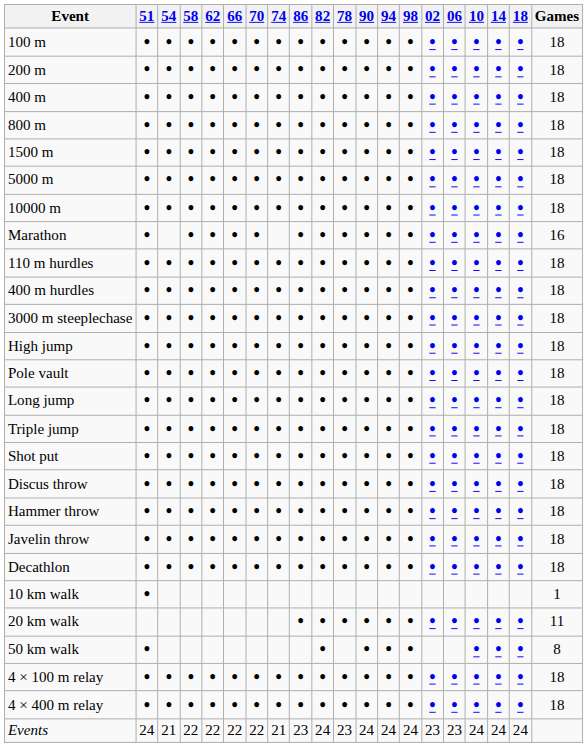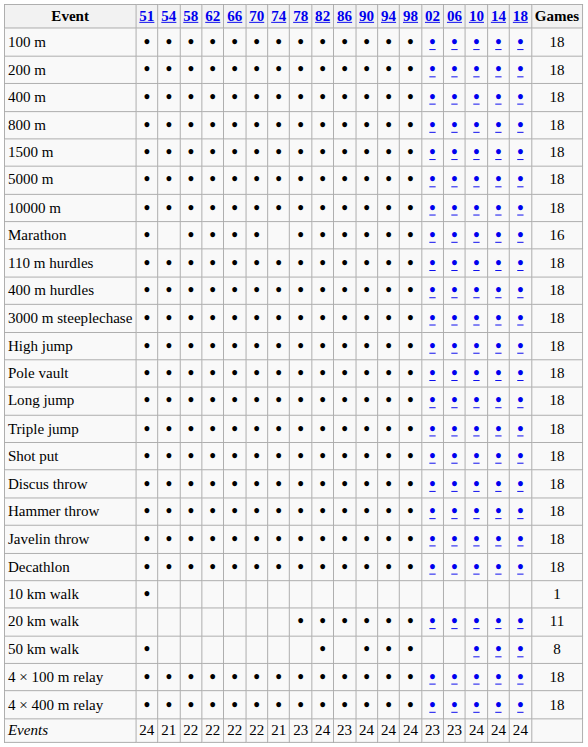columns swapped: (345, 16) <-> (301, 16)
